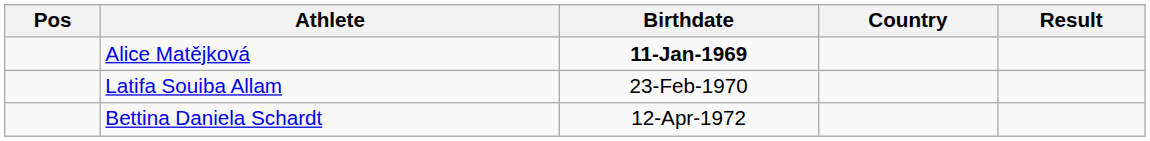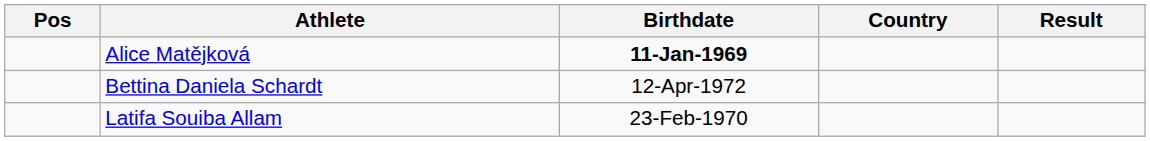rows swapped: (194, 86) <-> (214, 119)
